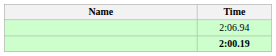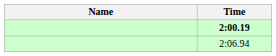rows swapped: (234, 43) <-> (234, 28)
